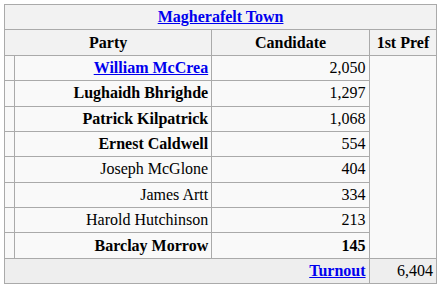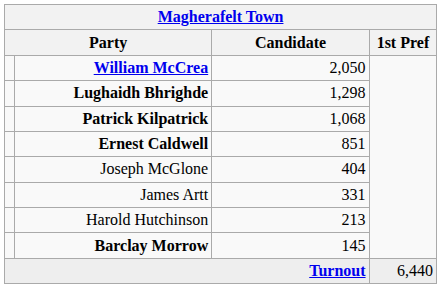(348, 93) 1,297 -> (348, 93) 1,298
(354, 144) 554 -> (354, 144) 851
(354, 194) 334 -> (354, 194) 331
(354, 245) bold -> (354, 245) normal
(415, 270) 6,404 -> (415, 270) 6,440
